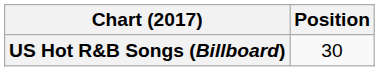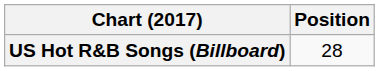(332, 50) 30 -> (332, 50) 28
